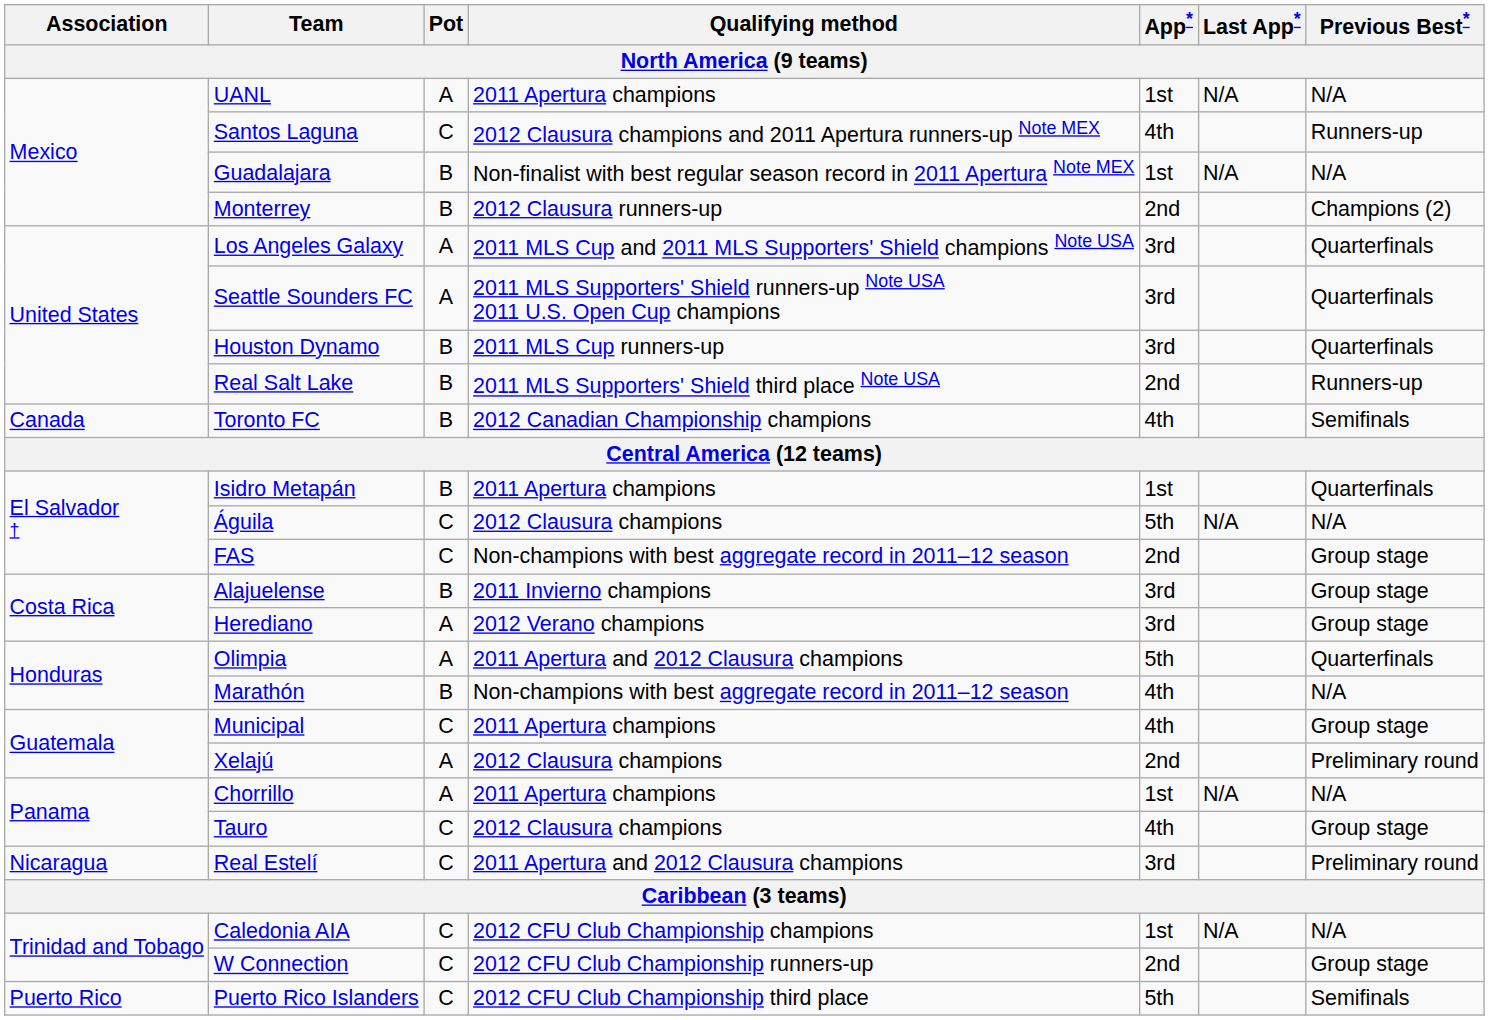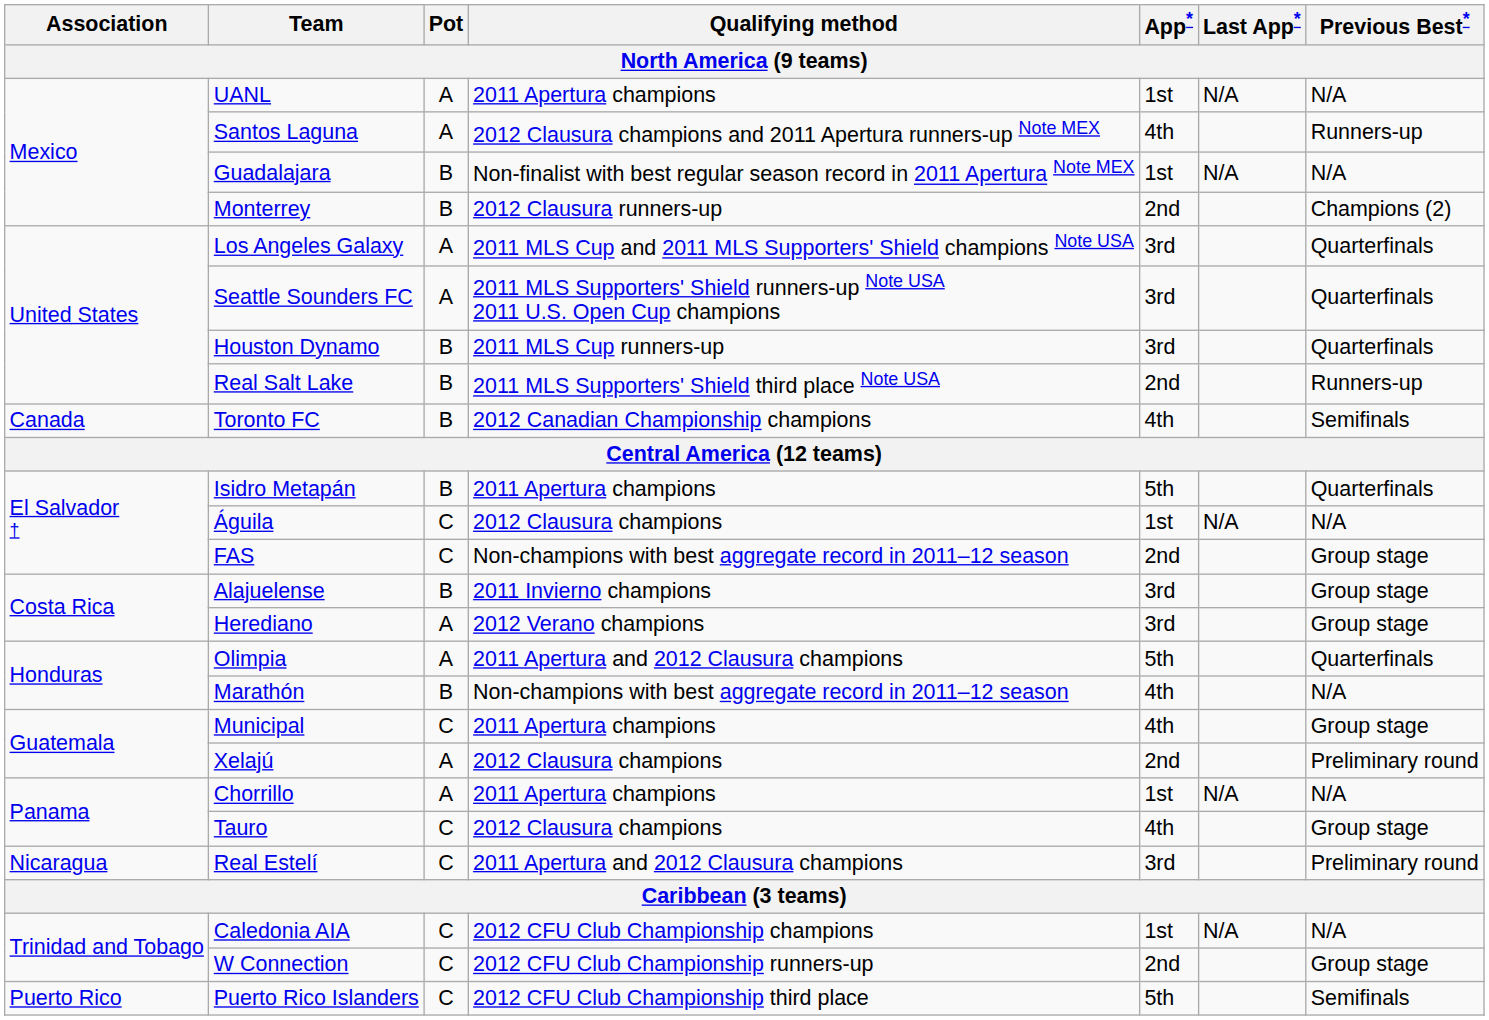(446, 132) C -> (446, 132) A
(1159, 488) 1st -> (1159, 488) 5th
(1159, 522) 5th -> (1159, 522) 1st
